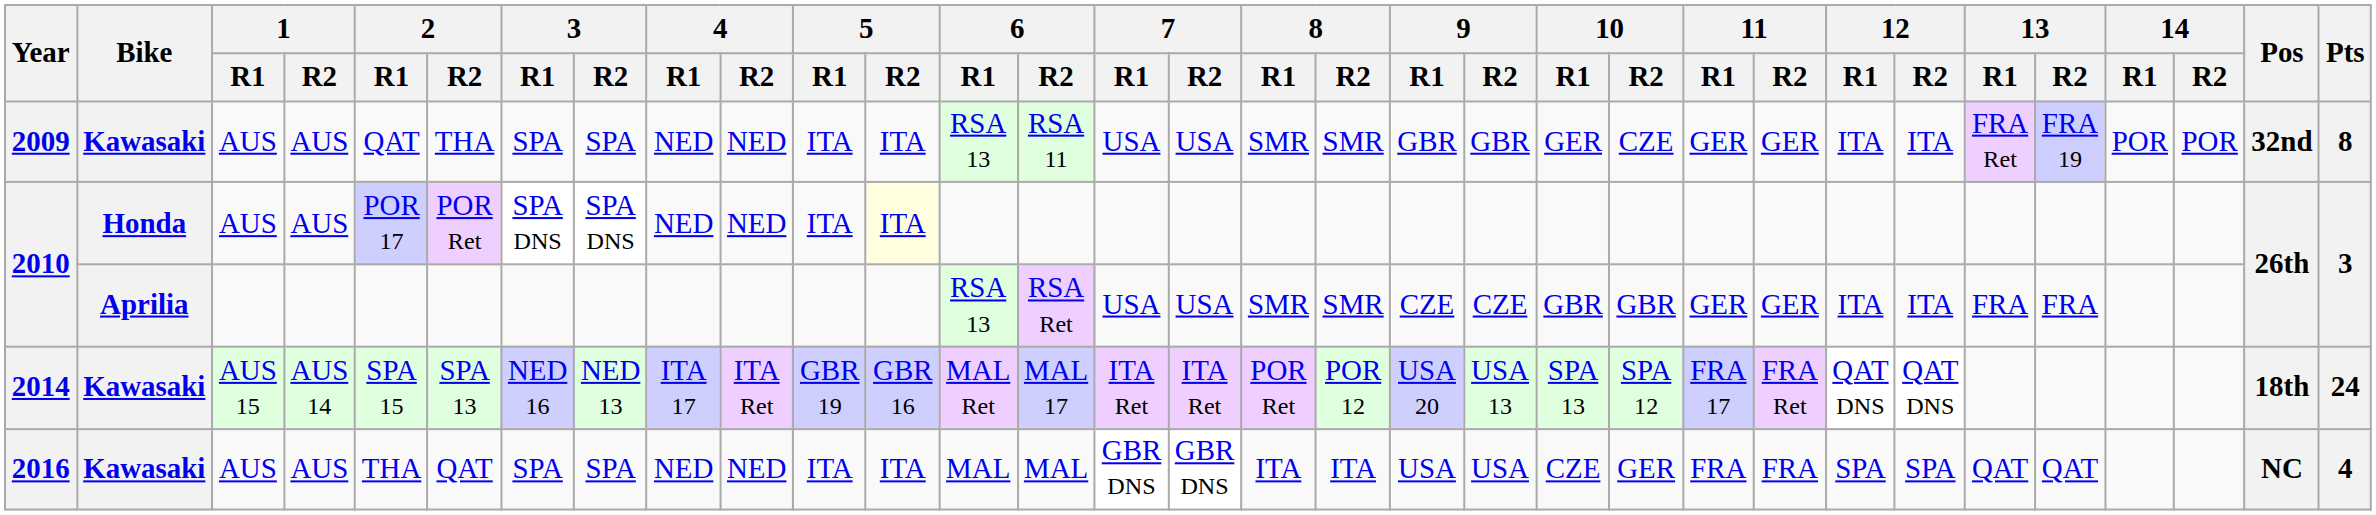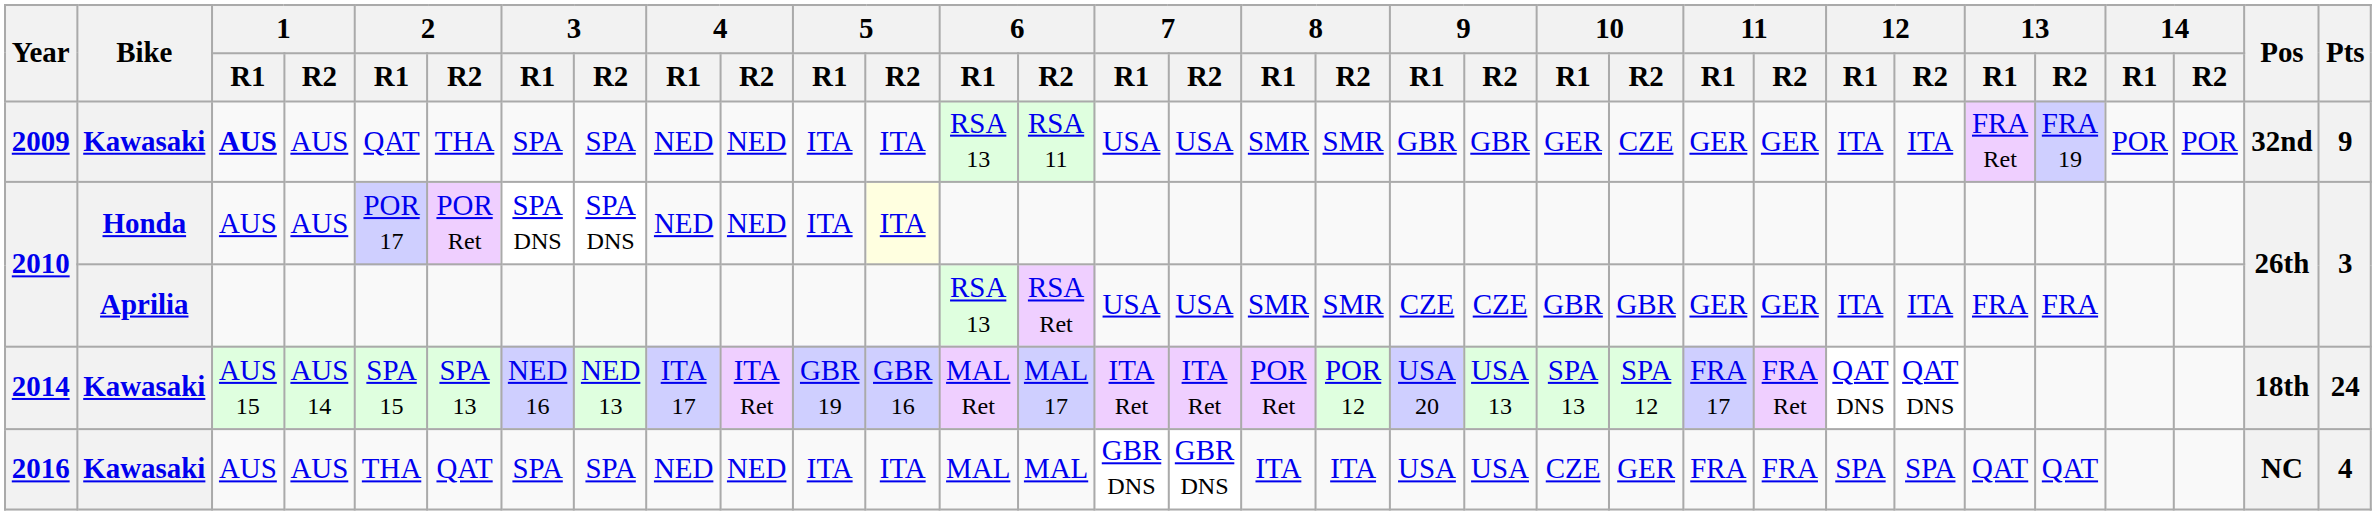(248, 141) normal -> (248, 141) bold
(2345, 141) 8 -> (2345, 141) 9
